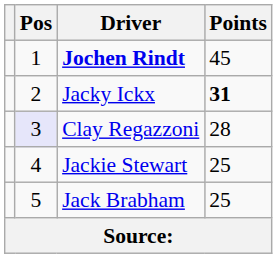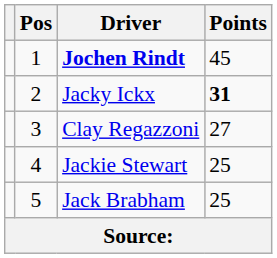(36, 129) lavender background -> (36, 129) no background
(220, 129) 28 -> (220, 129) 27
